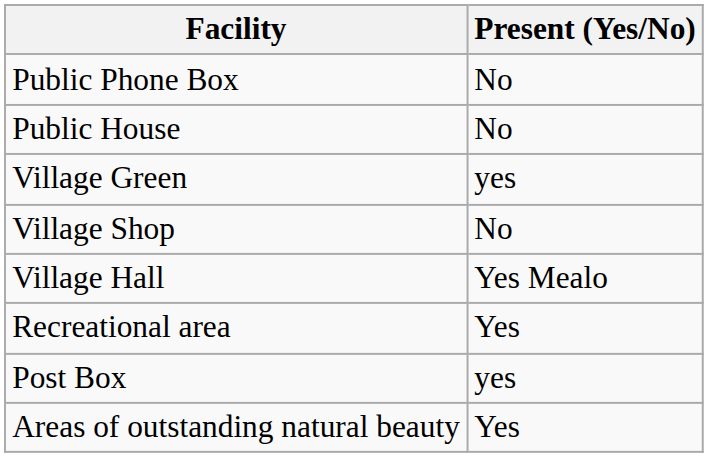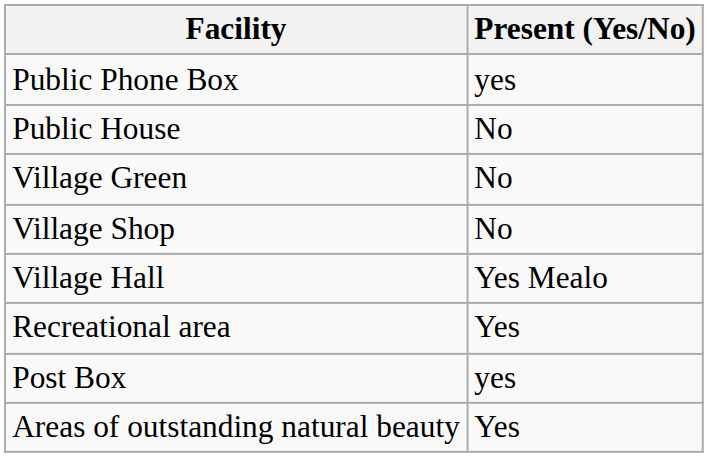(493, 79) No -> (495, 79) yes
(495, 178) yes -> (493, 178) No
